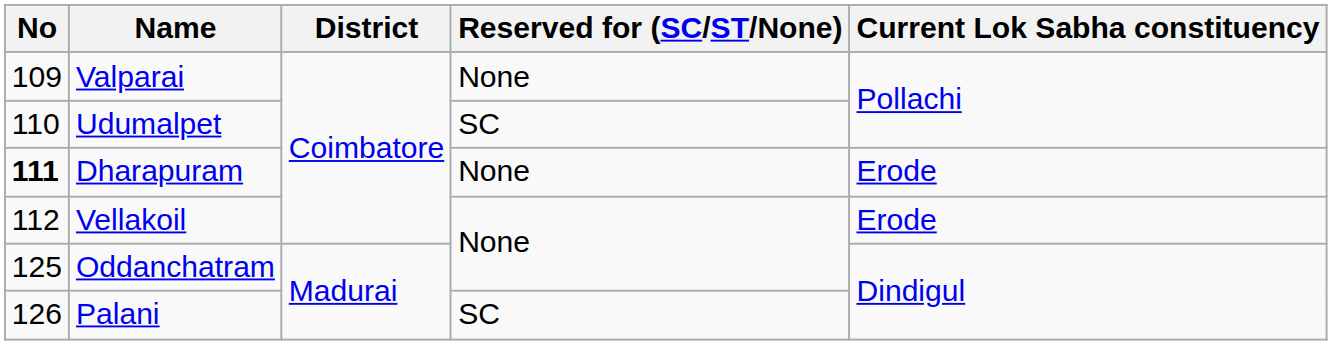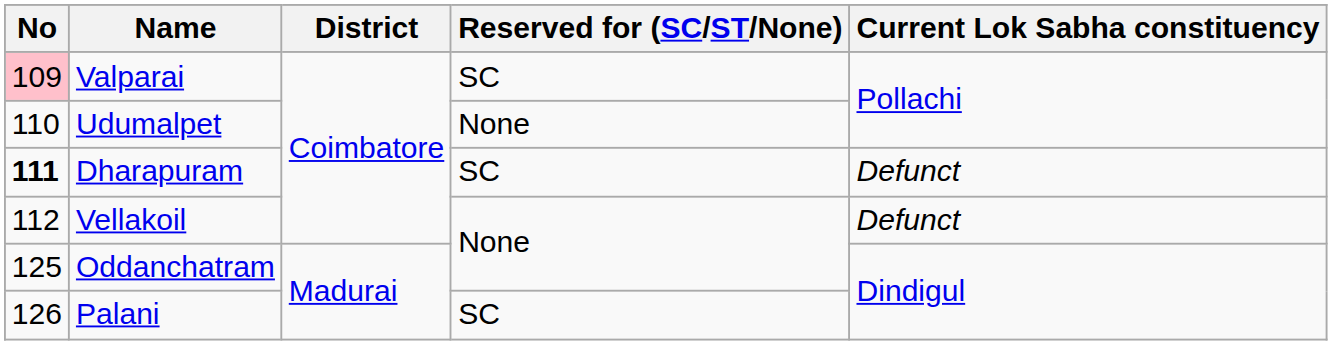(37, 76) no background -> (37, 76) pink background
(494, 76) None -> (479, 76) SC
(479, 123) SC -> (494, 123) None
(494, 171) None -> (479, 171) SC
(897, 171) Erode -> (908, 171) Defunct
(897, 219) Erode -> (908, 219) Defunct
